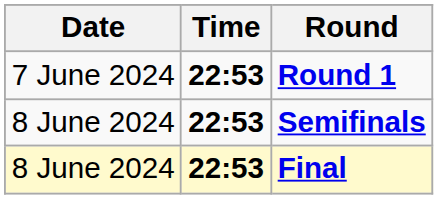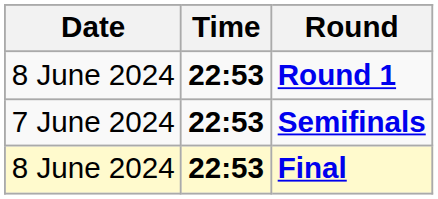(93, 74) 7 June 2024 -> (93, 74) 8 June 2024
(93, 121) 8 June 2024 -> (93, 121) 7 June 2024
